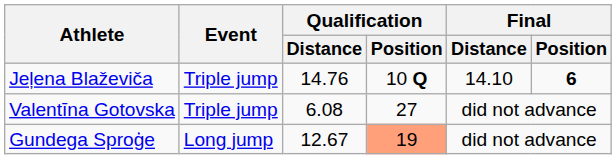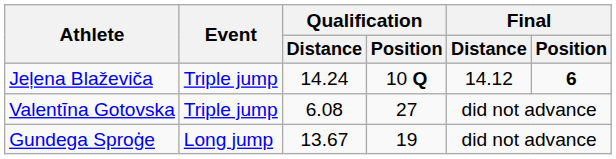(324, 79) 14.76 -> (324, 79) 14.24
(489, 79) 14.10 -> (489, 79) 14.12
(324, 140) 12.67 -> (324, 140) 13.67
(407, 140) lightsalmon background -> (407, 140) no background
